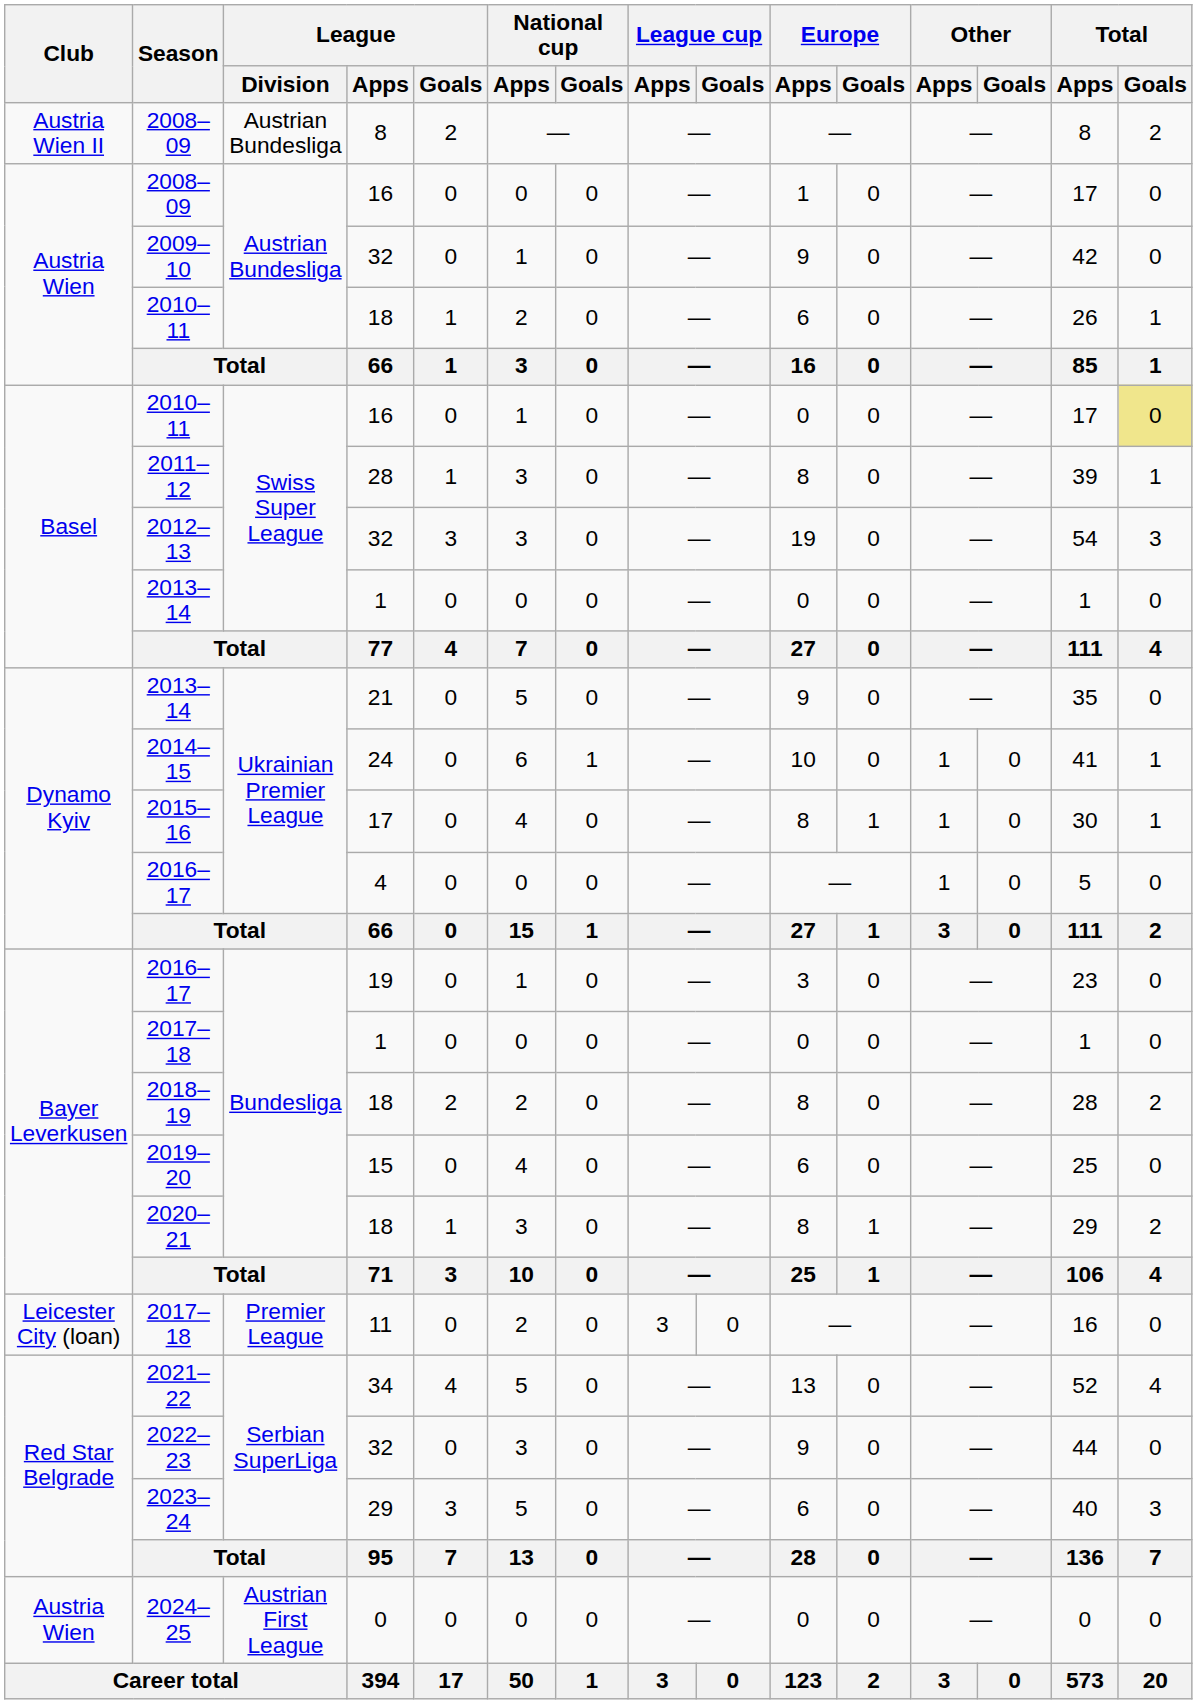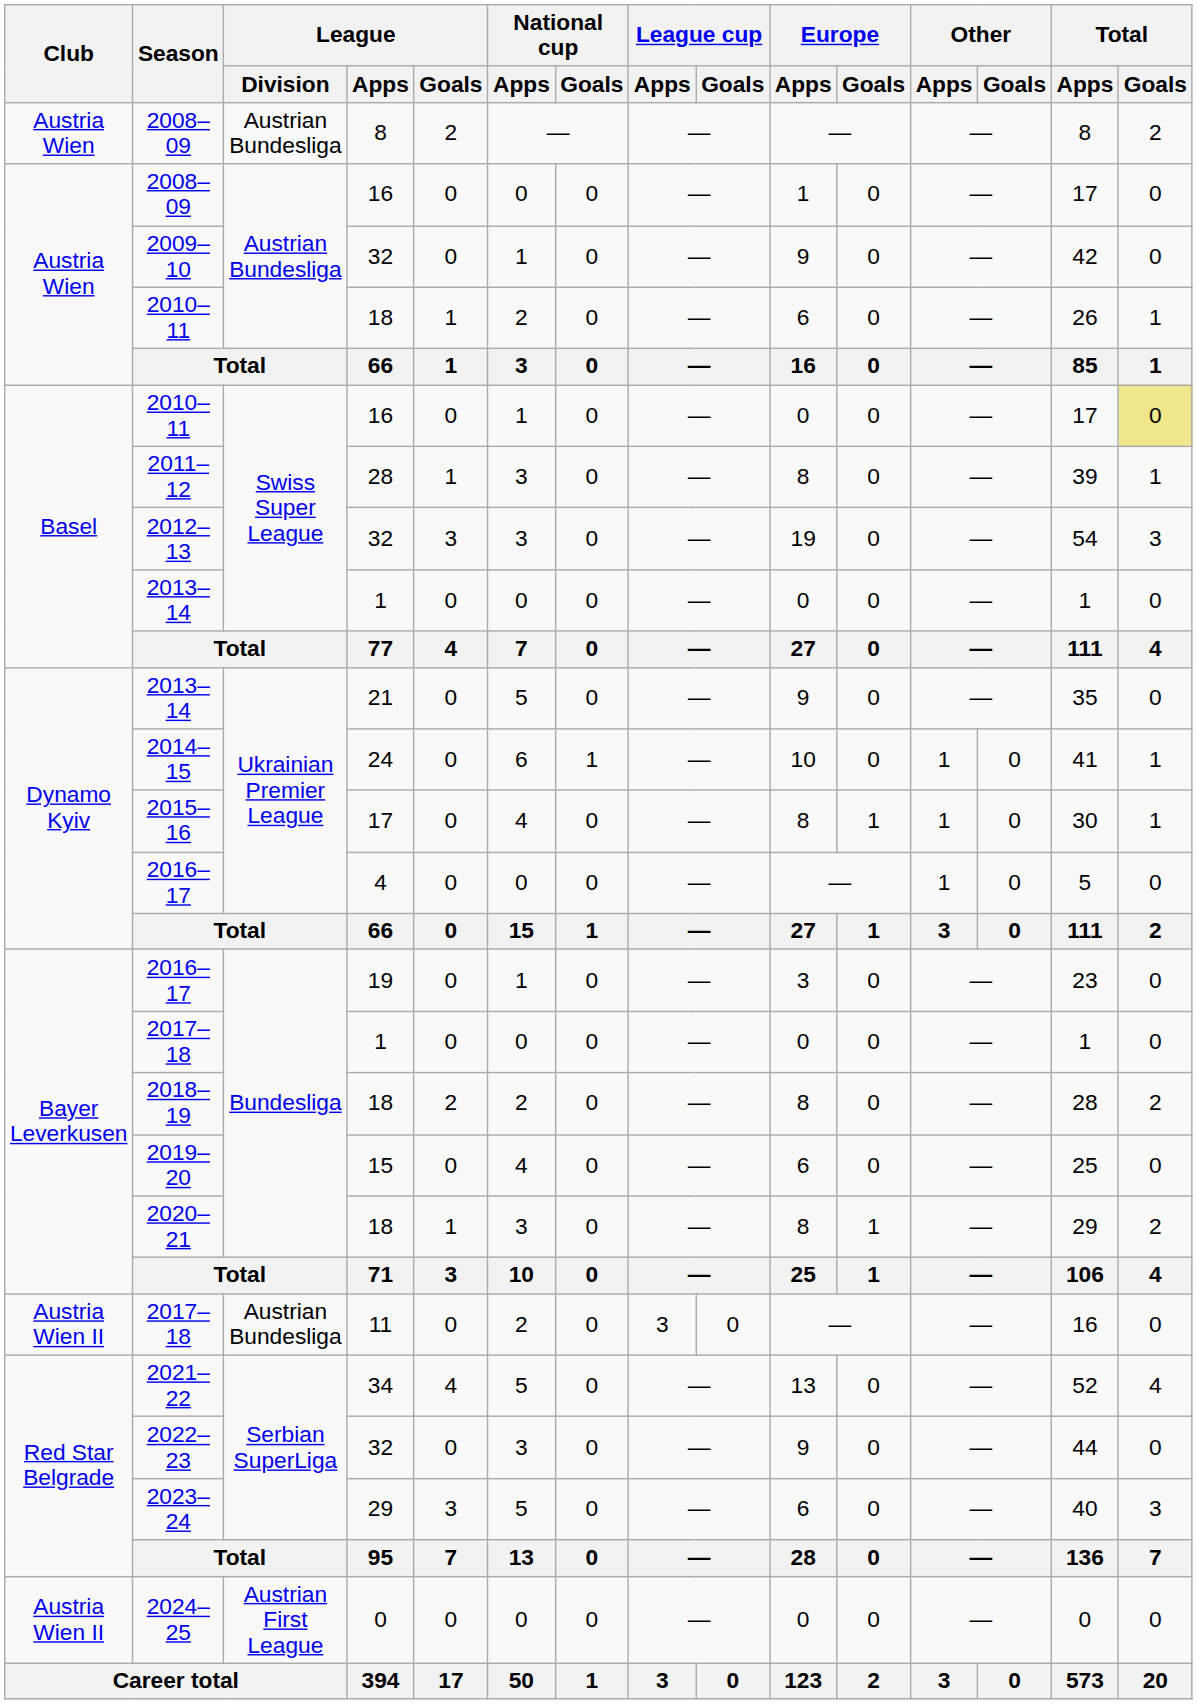(69, 132) Austria Wien II -> (69, 132) Austria Wien
(69, 1324) Leicester City (loan) -> (69, 1324) Austria Wien II
(285, 1324) Premier League -> (285, 1324) Austrian Bundesliga
(69, 1619) Austria Wien -> (69, 1619) Austria Wien II
